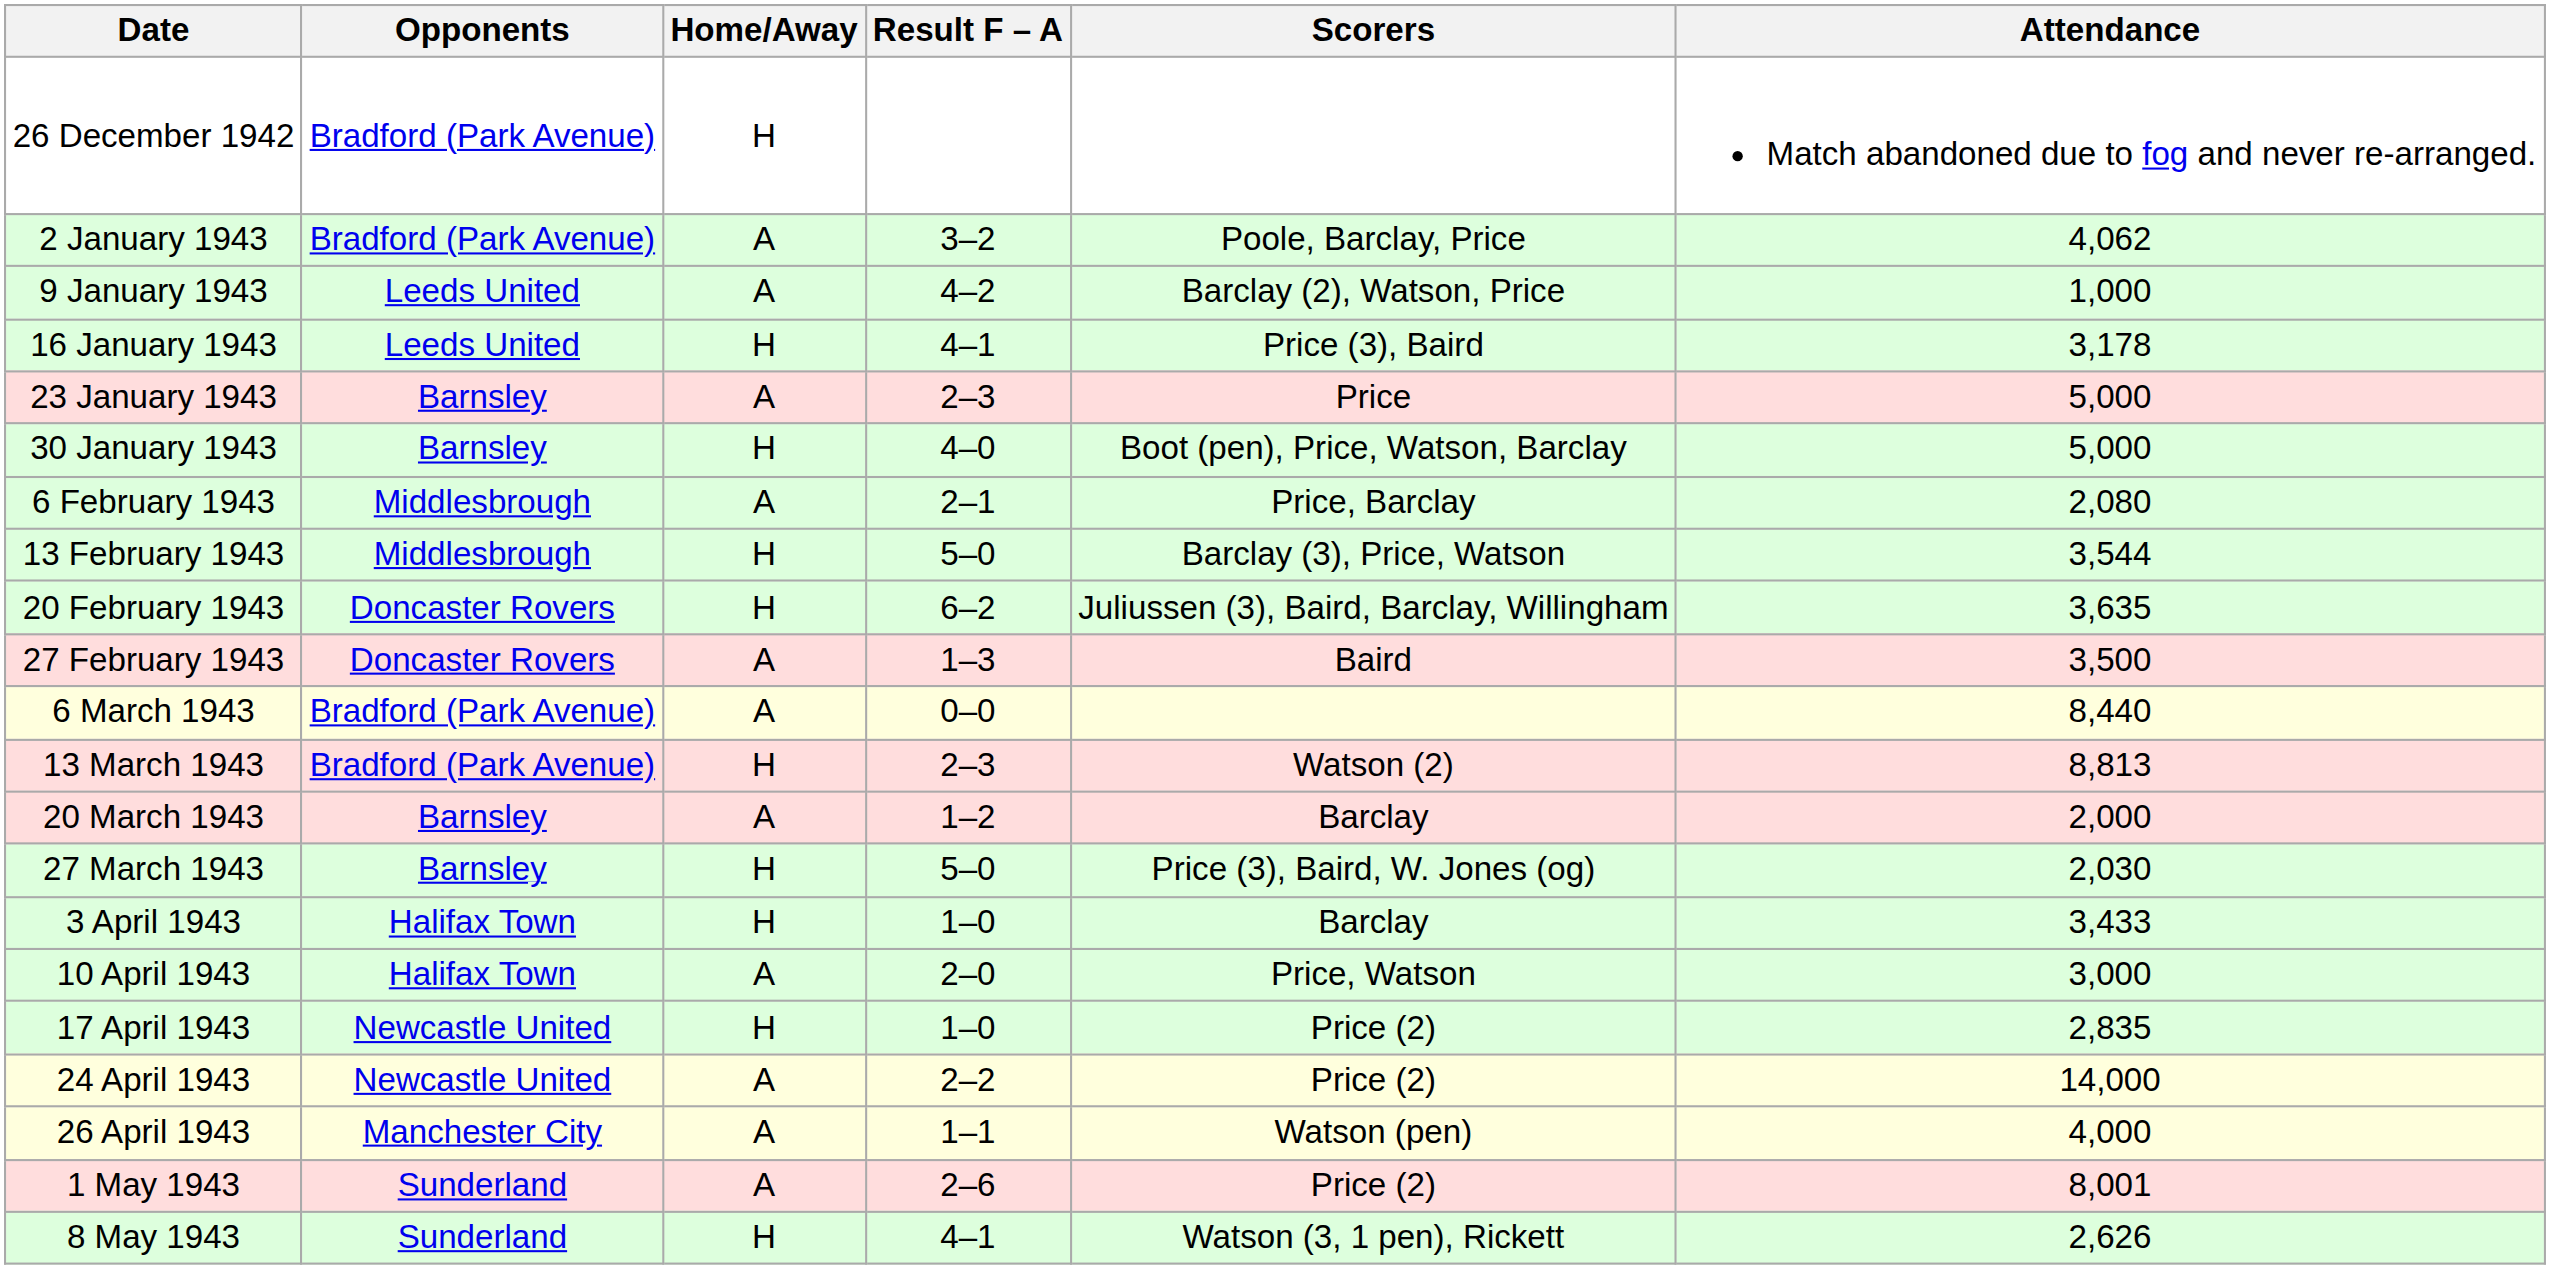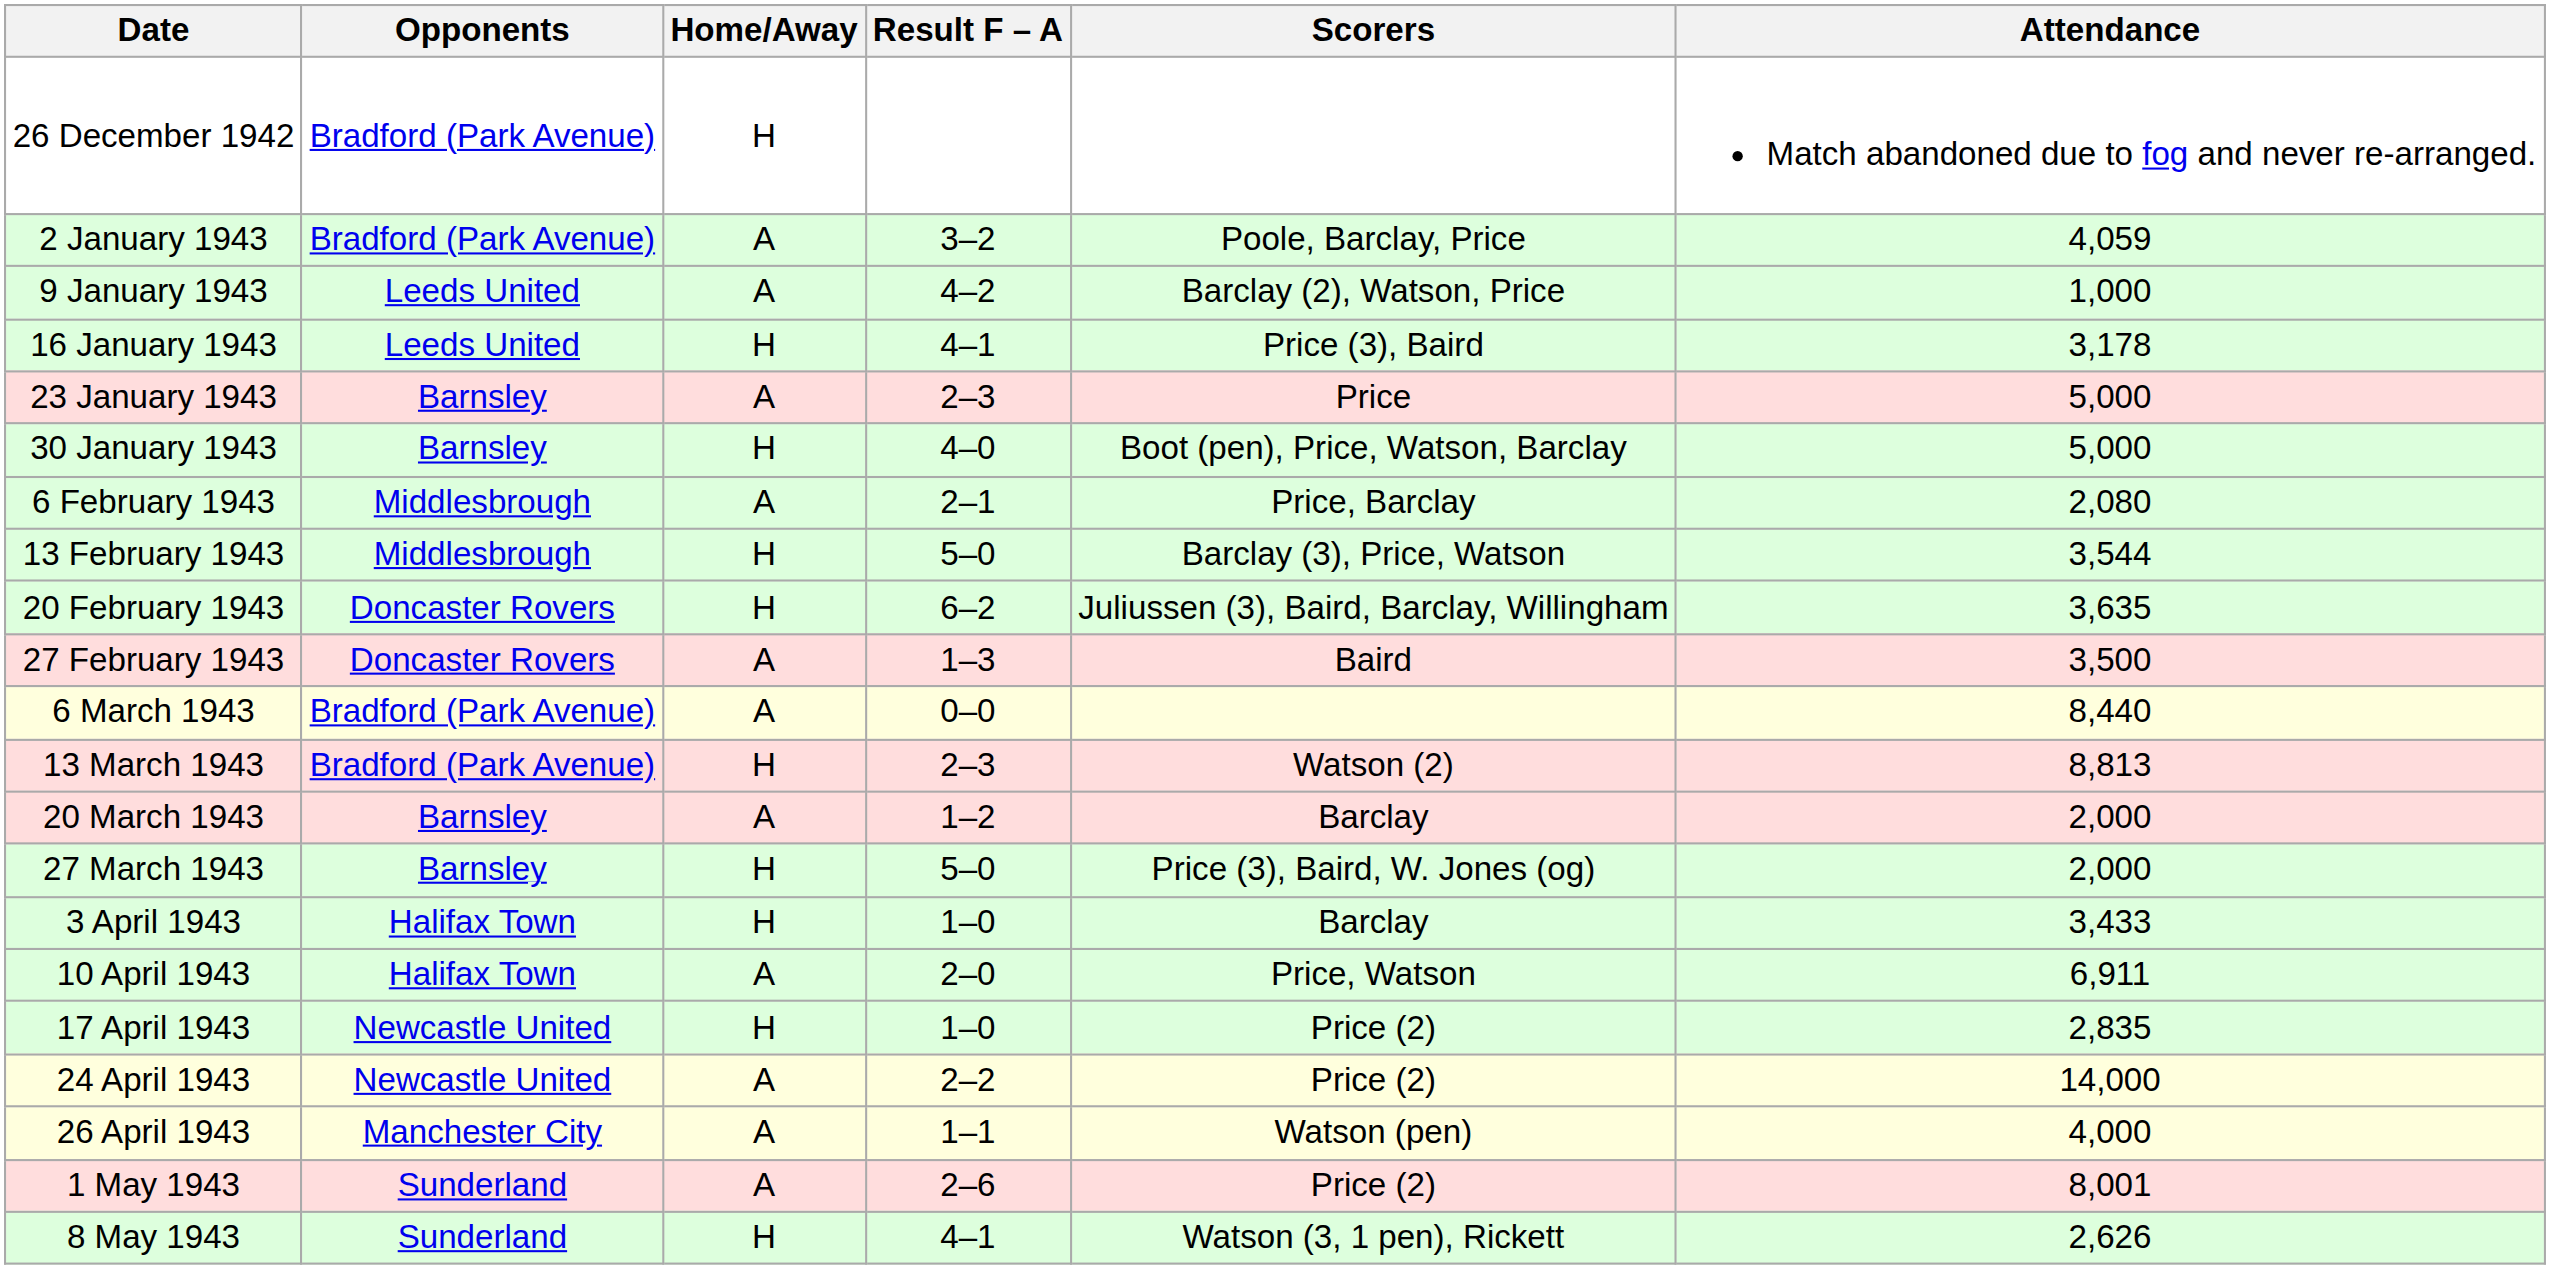(2110, 239) 4,062 -> (2110, 239) 4,059
(2110, 869) 2,030 -> (2110, 869) 2,000
(2110, 974) 3,000 -> (2110, 974) 6,911
